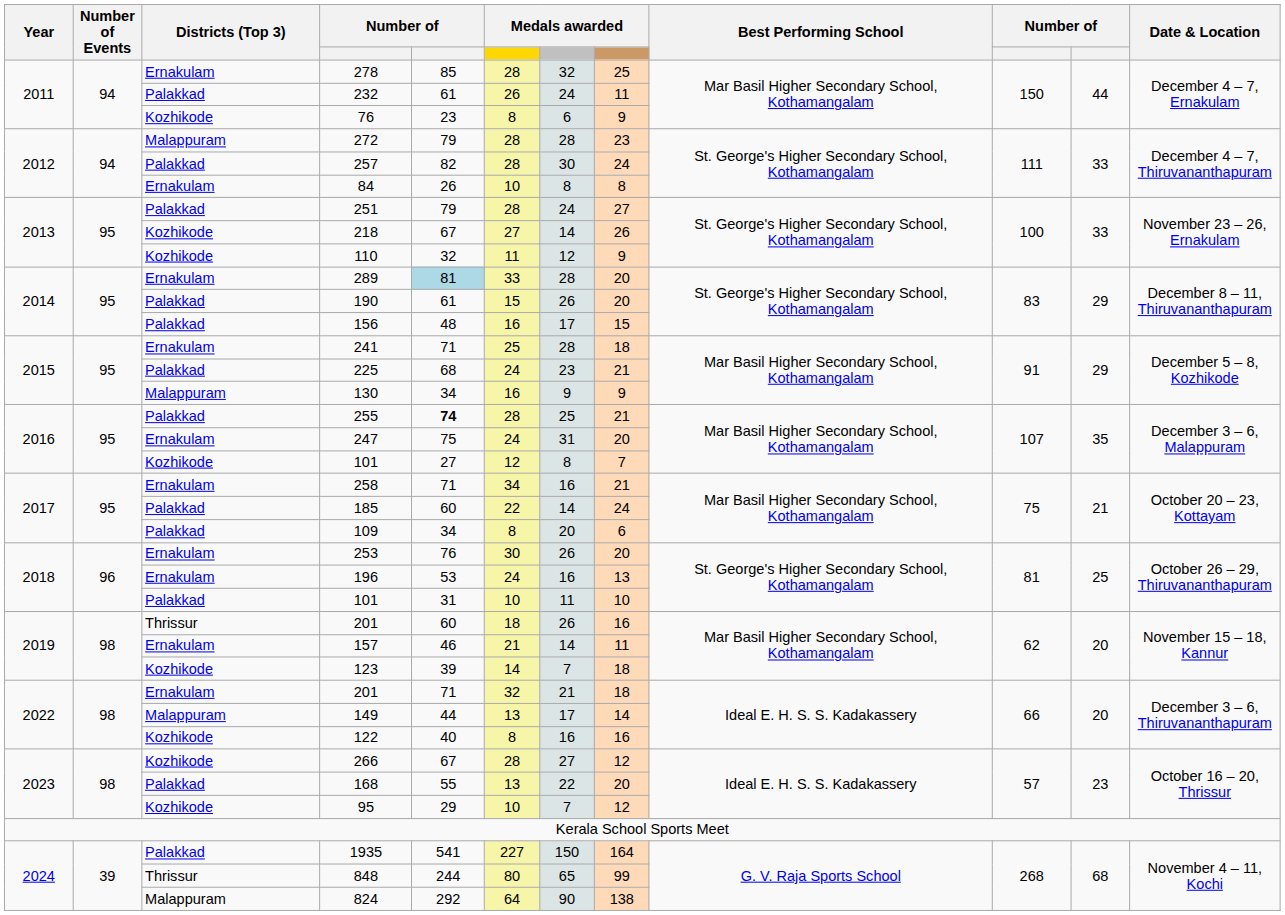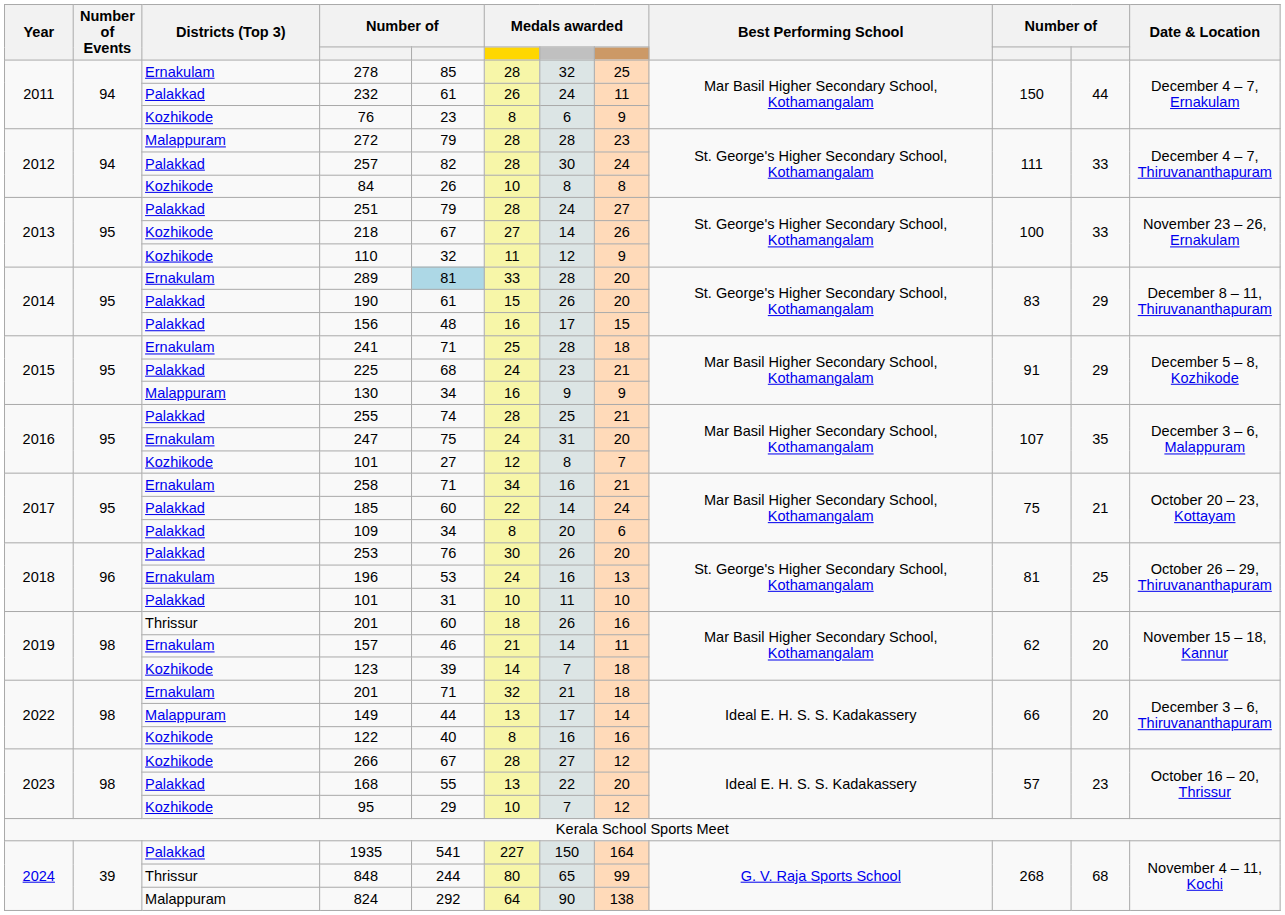(180, 187) Ernakulam -> (179, 187) Kozhikode
(448, 416) bold -> (448, 416) normal
(180, 554) Ernakulam -> (175, 554) Palakkad
